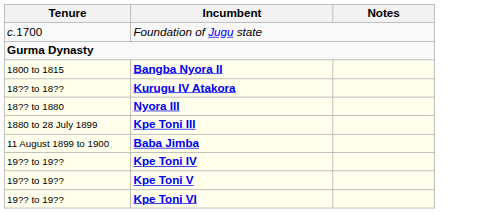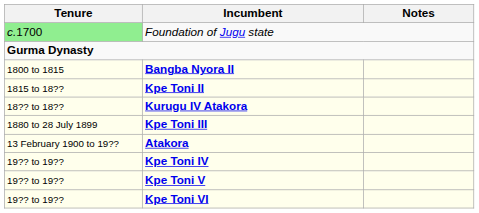(25, 32) no background -> (25, 32) lightgreen background
+ row: (175, 87)
- row: (157, 106)
- row: (166, 143)
+ row: (167, 143)
